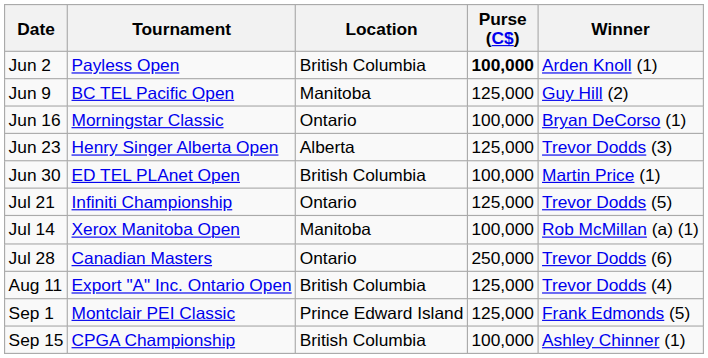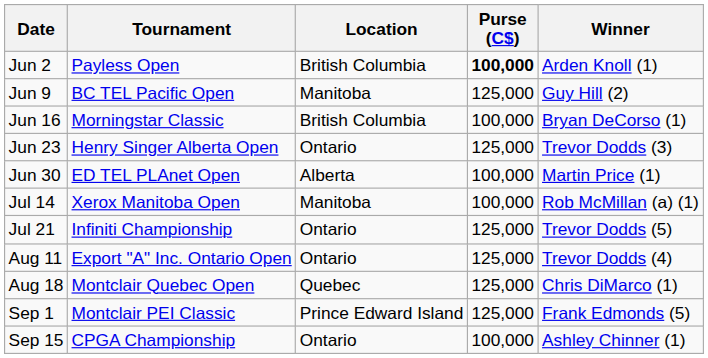(328, 120) Ontario -> (363, 120) British Columbia
(327, 148) Alberta -> (328, 148) Ontario
(363, 175) British Columbia -> (327, 175) Alberta
rows swapped: (32, 230) <-> (32, 202)
- row: (32, 257)
(363, 285) British Columbia -> (328, 257) Ontario
+ row: (36, 285)
(363, 340) British Columbia -> (328, 340) Ontario
